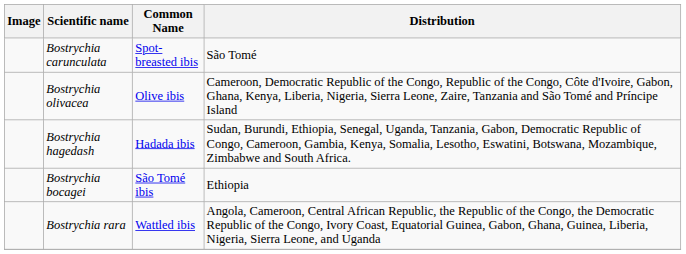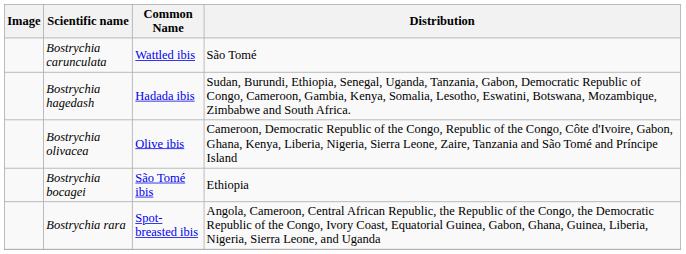(167, 55) Spot-breasted ibis -> (165, 55) Wattled ibis
rows swapped: (73, 143) <-> (73, 96)
(165, 225) Wattled ibis -> (167, 225) Spot-breasted ibis
